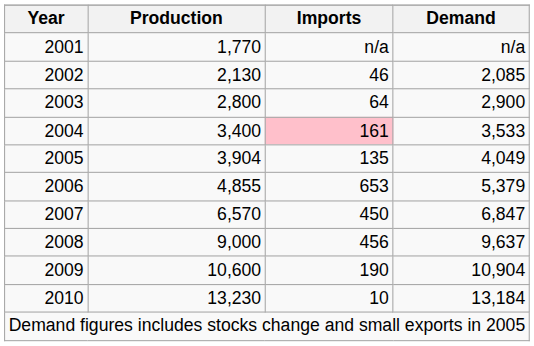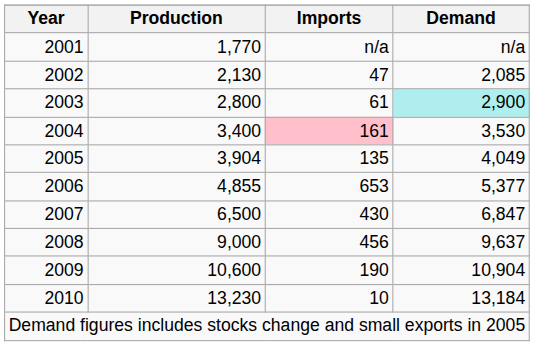(379, 74) 46 -> (379, 74) 47
(379, 102) 64 -> (379, 102) 61
(503, 102) no background -> (503, 102) paleturquoise background
(503, 130) 3,533 -> (503, 130) 3,530
(503, 186) 5,379 -> (503, 186) 5,377
(239, 214) 6,570 -> (239, 214) 6,500
(374, 214) 450 -> (374, 214) 430
